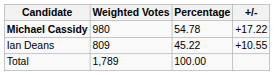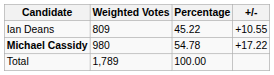rows swapped: (47, 29) <-> (30, 45)
